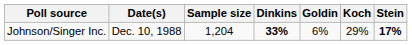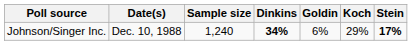(219, 31) 1,204 -> (219, 31) 1,240
(277, 31) 33% -> (277, 31) 34%
